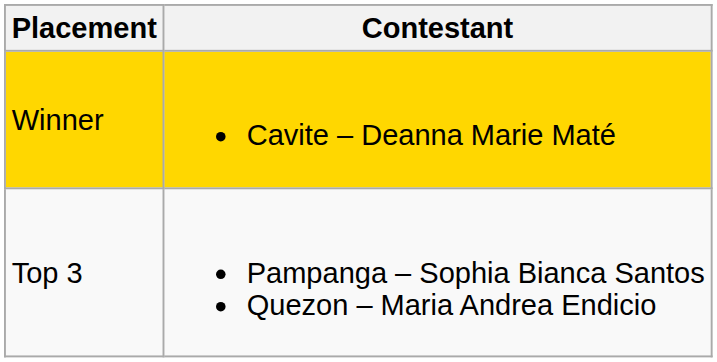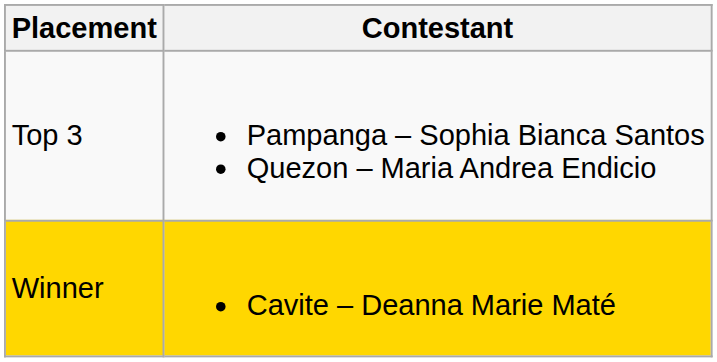rows swapped: (58, 119) <-> (47, 272)
